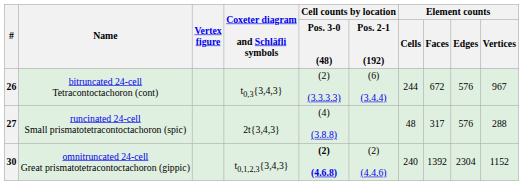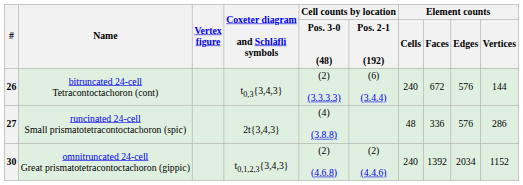(411, 87) 244 -> (411, 87) 240
(499, 87) 967 -> (499, 87) 144
(437, 124) 317 -> (437, 124) 336
(499, 124) 288 -> (499, 124) 286
(324, 161) bold -> (324, 161) normal
(466, 161) 2304 -> (466, 161) 2034
